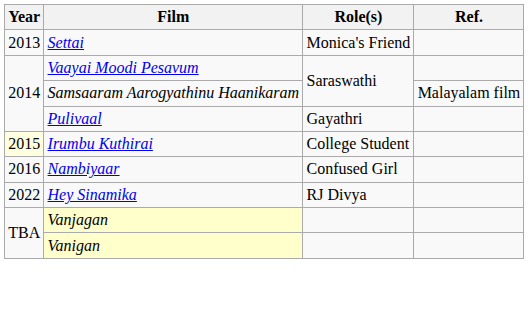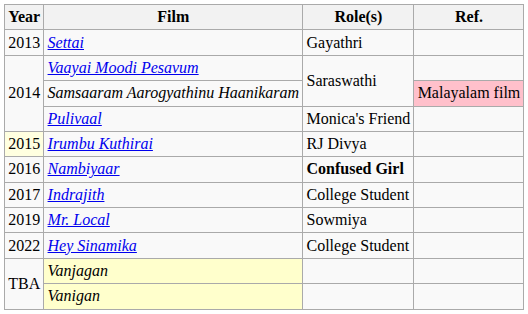(358, 42) Monica's Friend -> (334, 42) Gayathri
(469, 93) no background -> (469, 93) pink background
(334, 118) Gayathri -> (358, 118) Monica's Friend
(358, 144) College Student -> (336, 144) RJ Divya
(352, 169) normal -> (355, 169) bold
+ row: (76, 194)
+ row: (79, 220)
(336, 194) RJ Divya -> (358, 245) College Student
